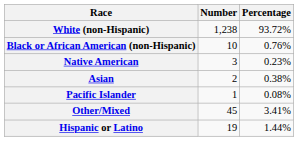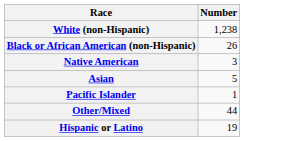- column: (266, 12)
(232, 45) 10 -> (232, 45) 26
(235, 78) 2 -> (235, 78) 5
(232, 111) 45 -> (232, 111) 44
